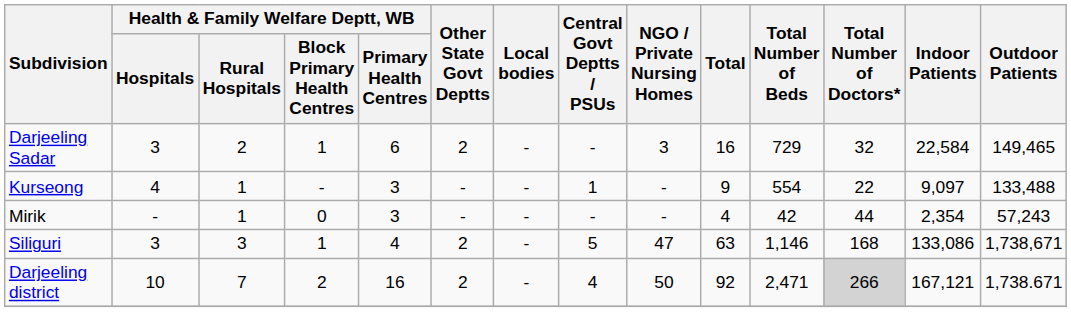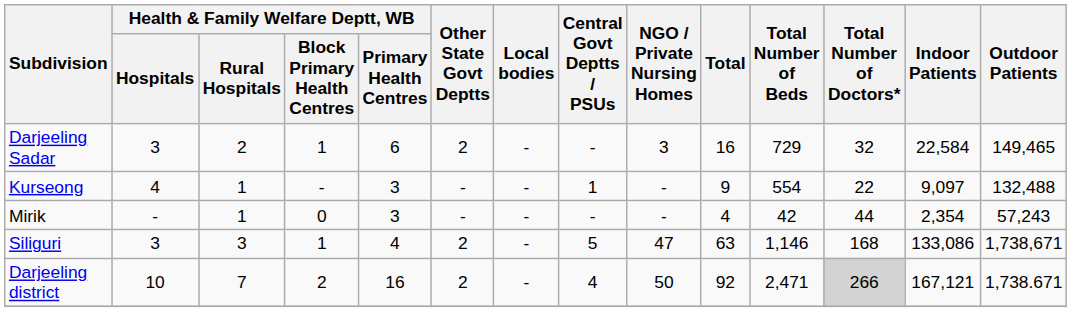(1024, 186) 133,488 -> (1024, 186) 132,488
